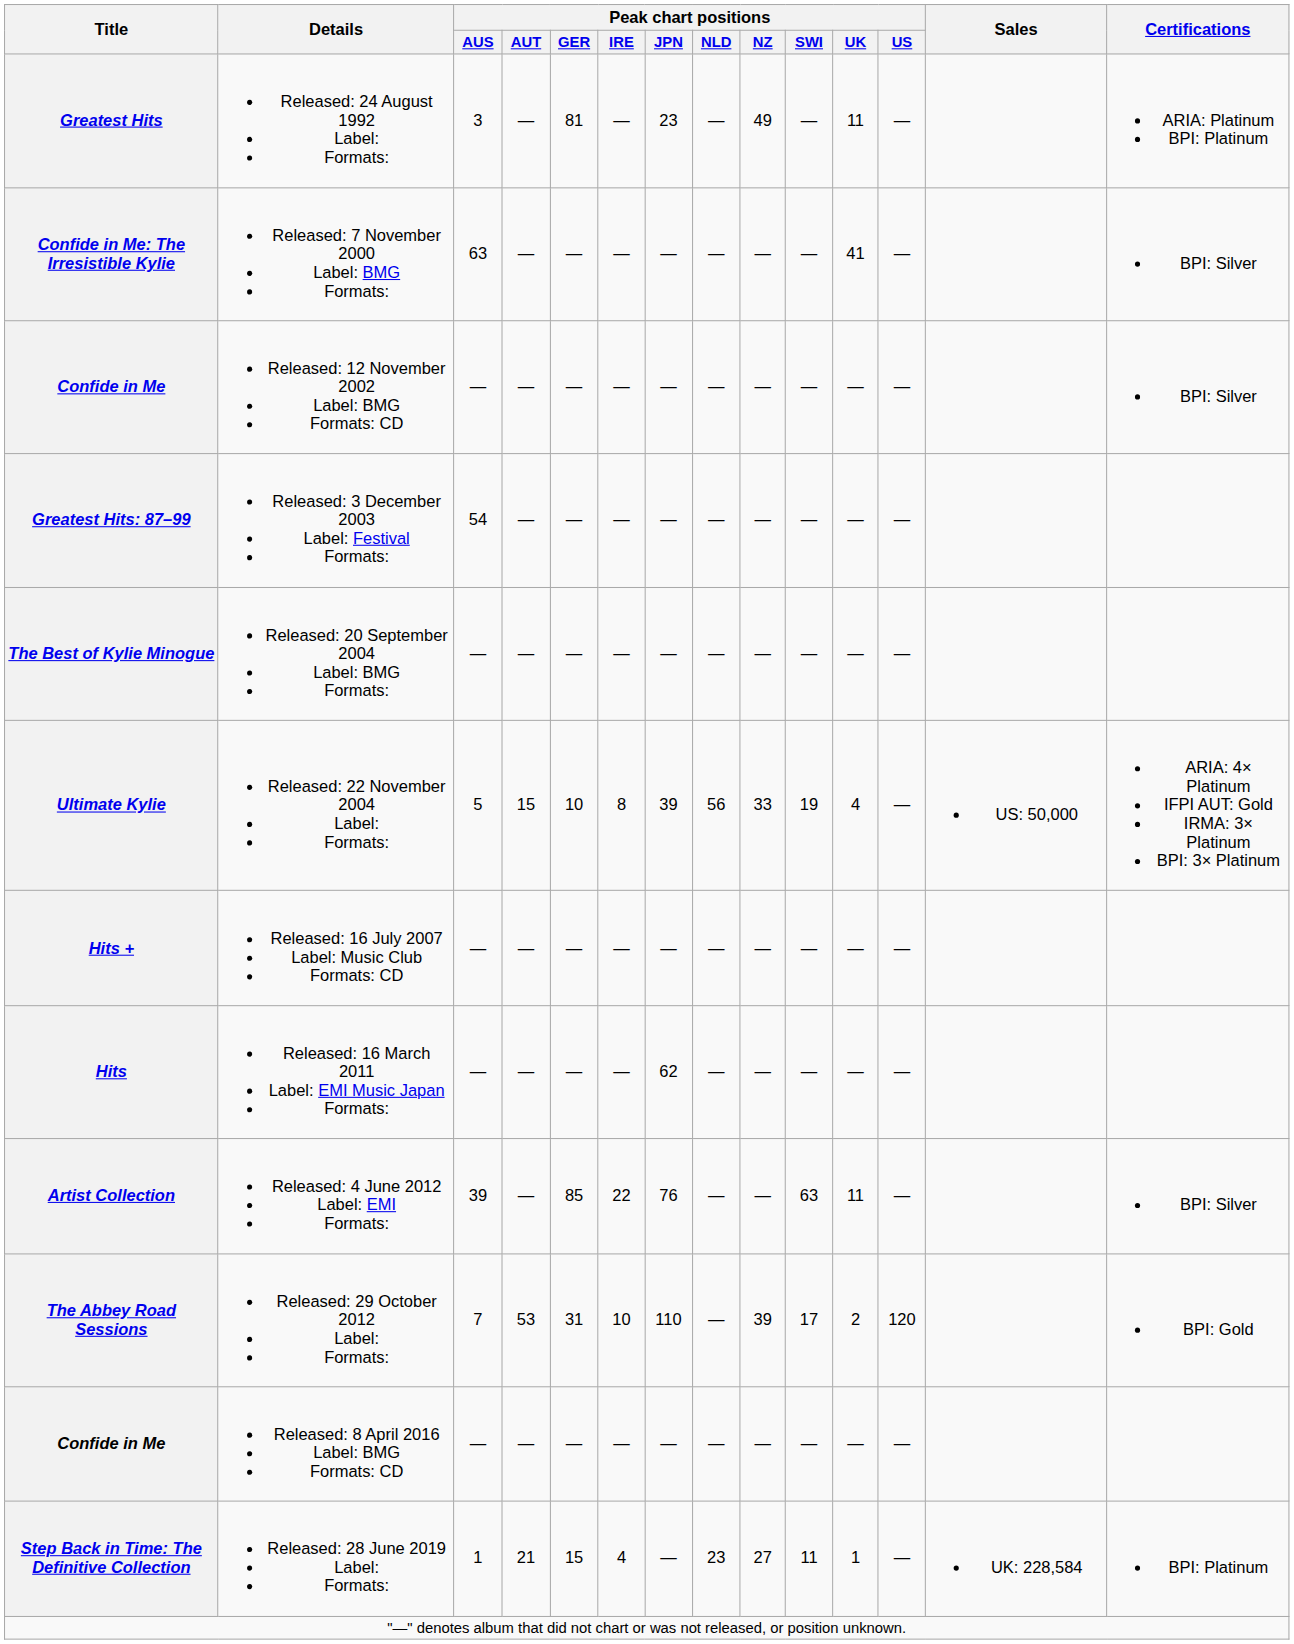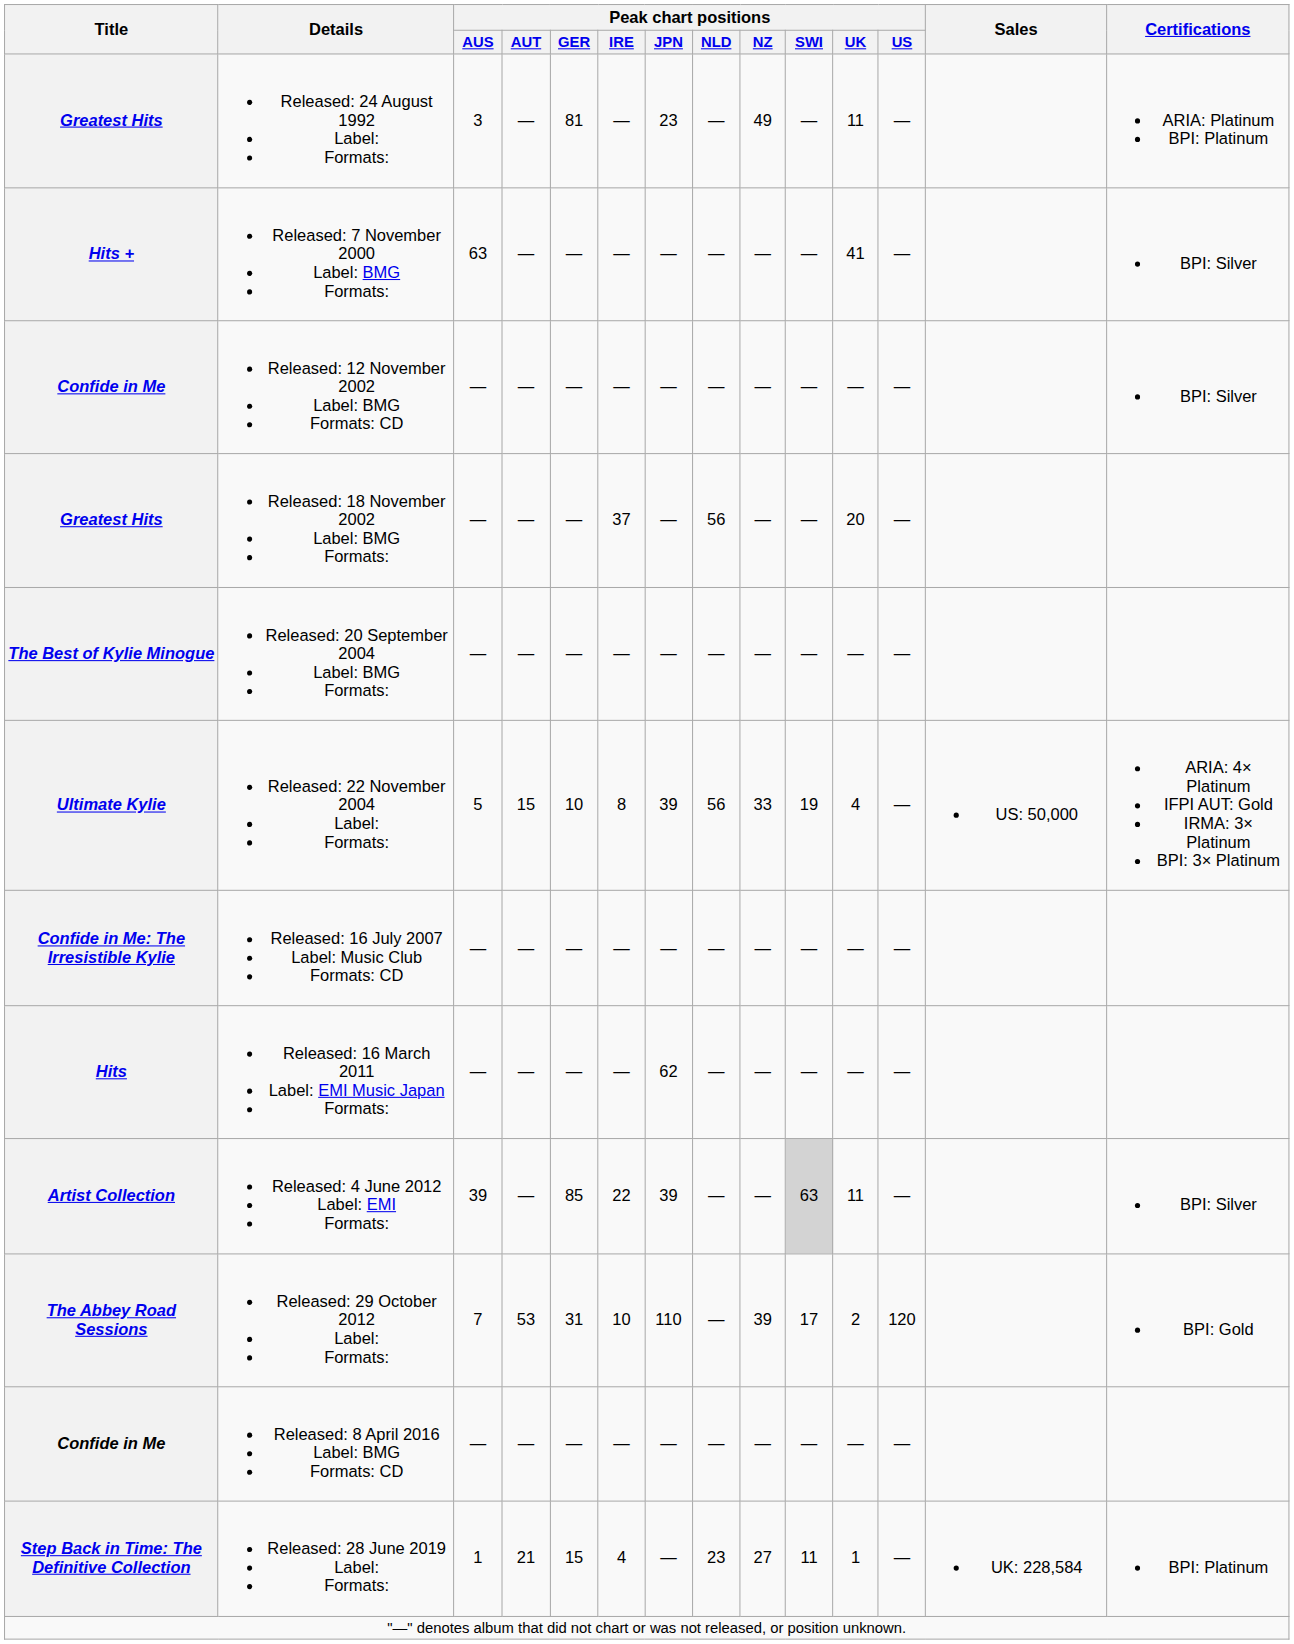(111, 253) Confide in Me: The Irresistible Kylie -> (111, 253) Hits +
+ row: (336, 530)
- row: (336, 530)
(111, 948) Hits + -> (111, 948) Confide in Me: The Irresistible Kylie
(668, 1196) 76 -> (668, 1196) 39
(809, 1196) no background -> (809, 1196) lightgrey background
